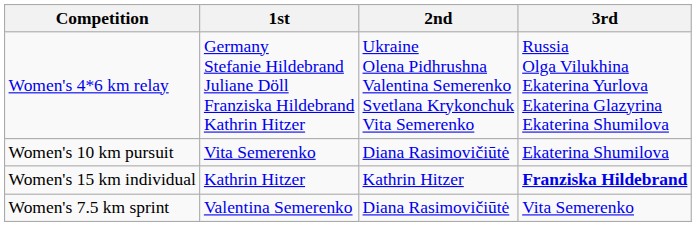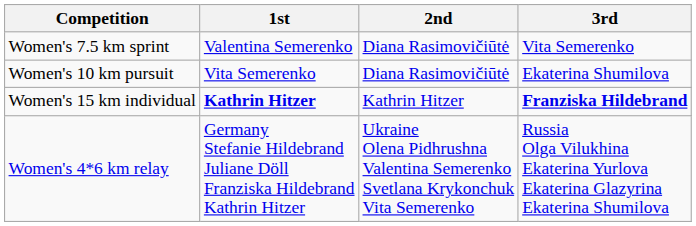rows swapped: (89, 207) <-> (89, 85)
(254, 179) normal -> (260, 101) bold
